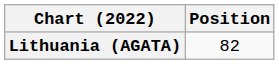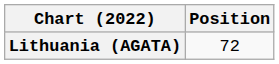(230, 46) 82 -> (230, 46) 72
